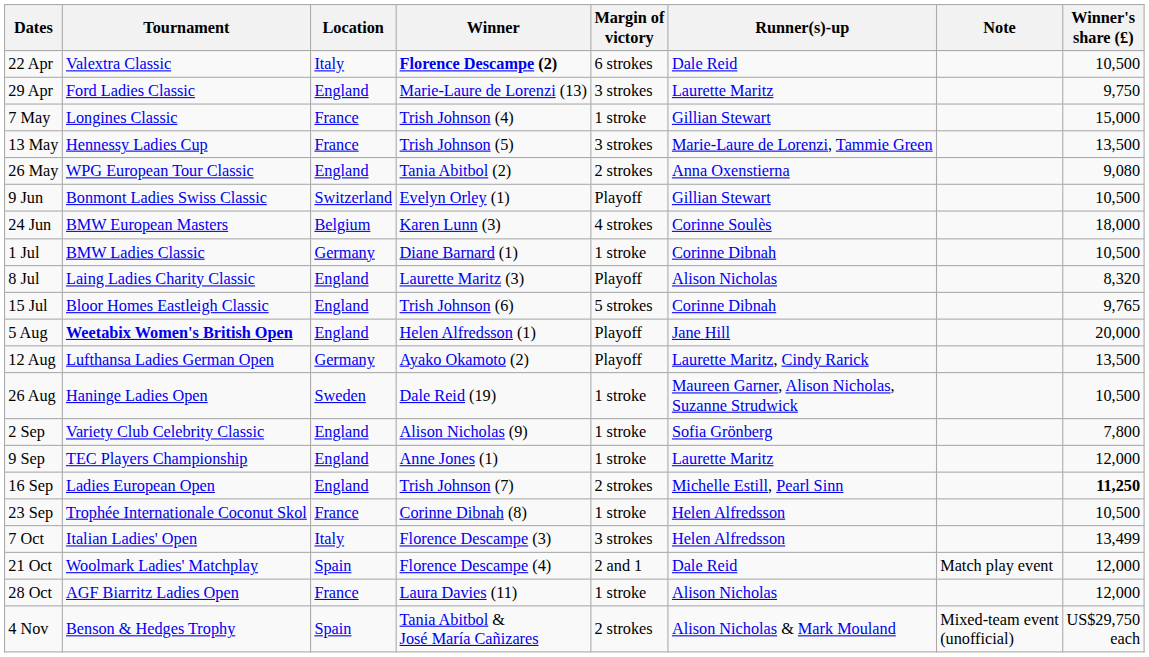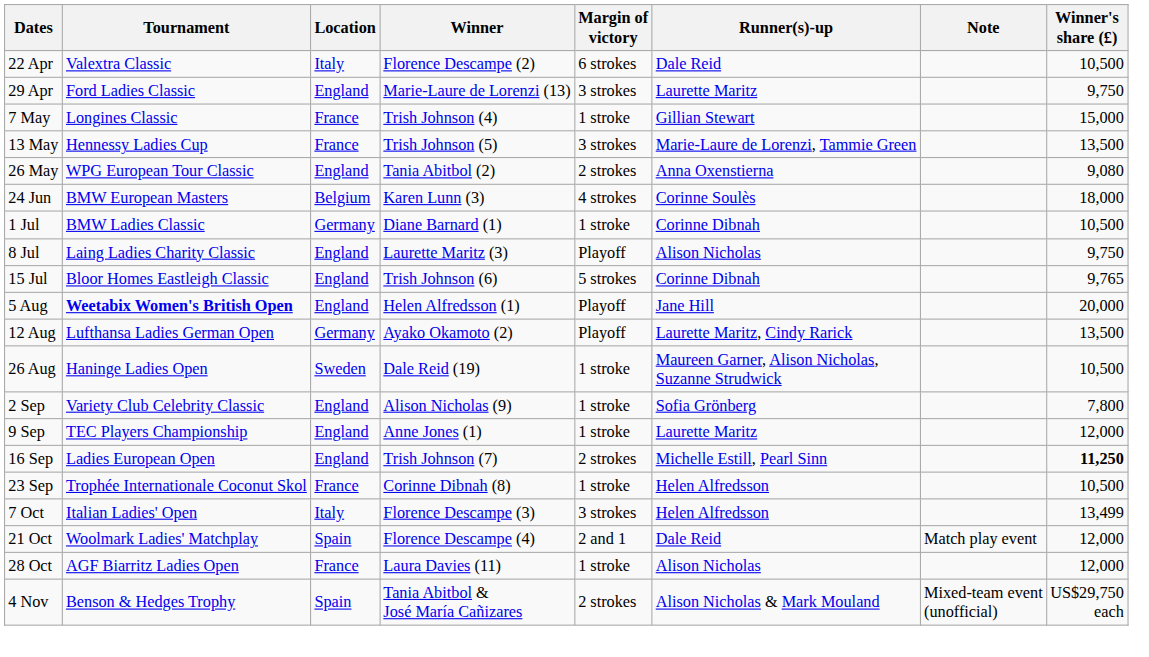(478, 64) bold -> (459, 64) normal
- row: (26, 198)
(1122, 278) 8,320 -> (1106, 251) 9,750
